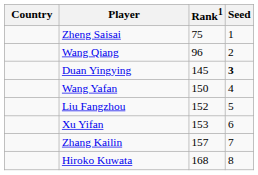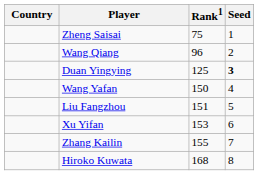(200, 70) 145 -> (200, 70) 125
(200, 106) 152 -> (200, 106) 151
(200, 142) 157 -> (200, 142) 155
